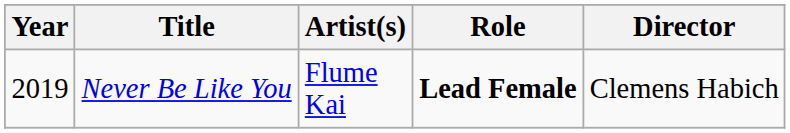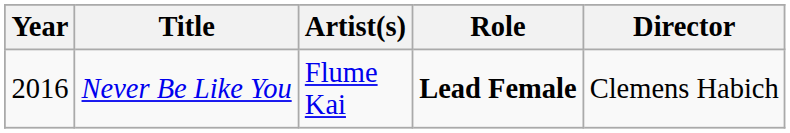(40, 88) 2019 -> (40, 88) 2016
